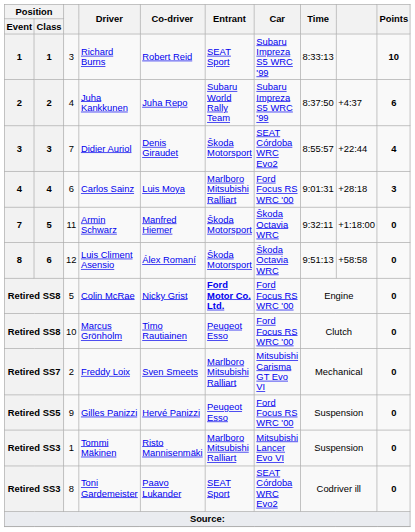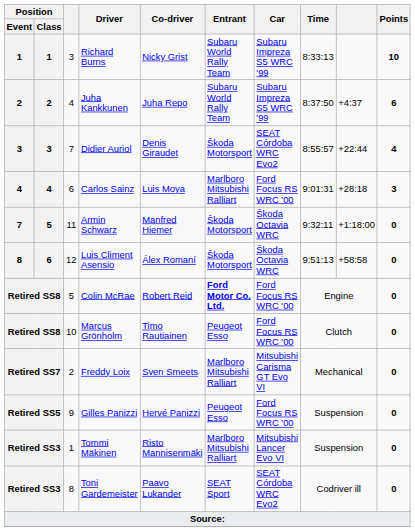(167, 56) Robert Reid -> (165, 56) Nicky Grist
(219, 56) SEAT Sport -> (222, 56) Subaru World Rally Team
(165, 295) Nicky Grist -> (167, 295) Robert Reid
